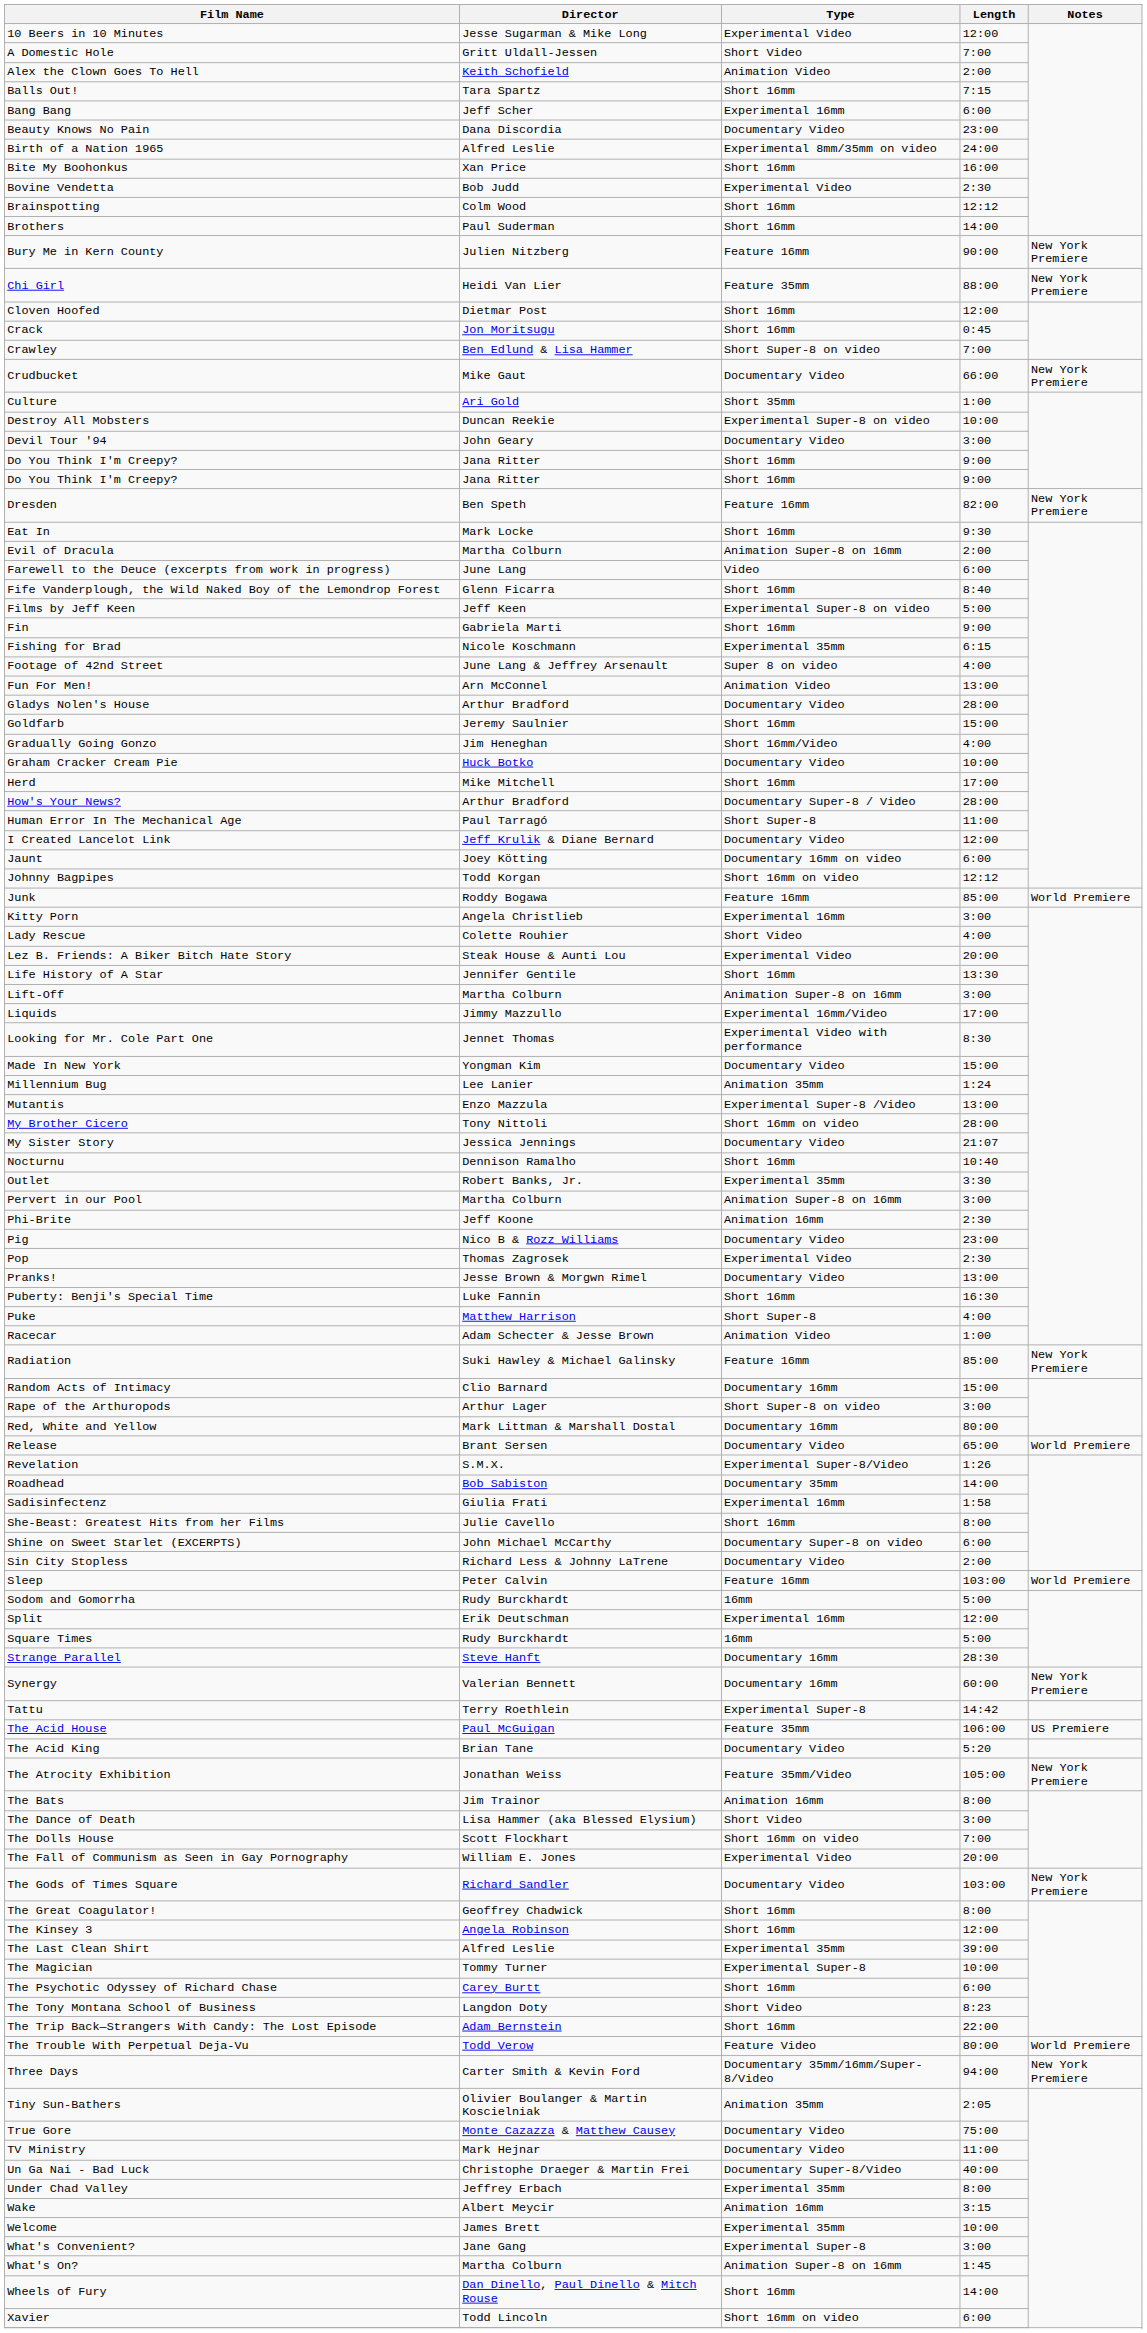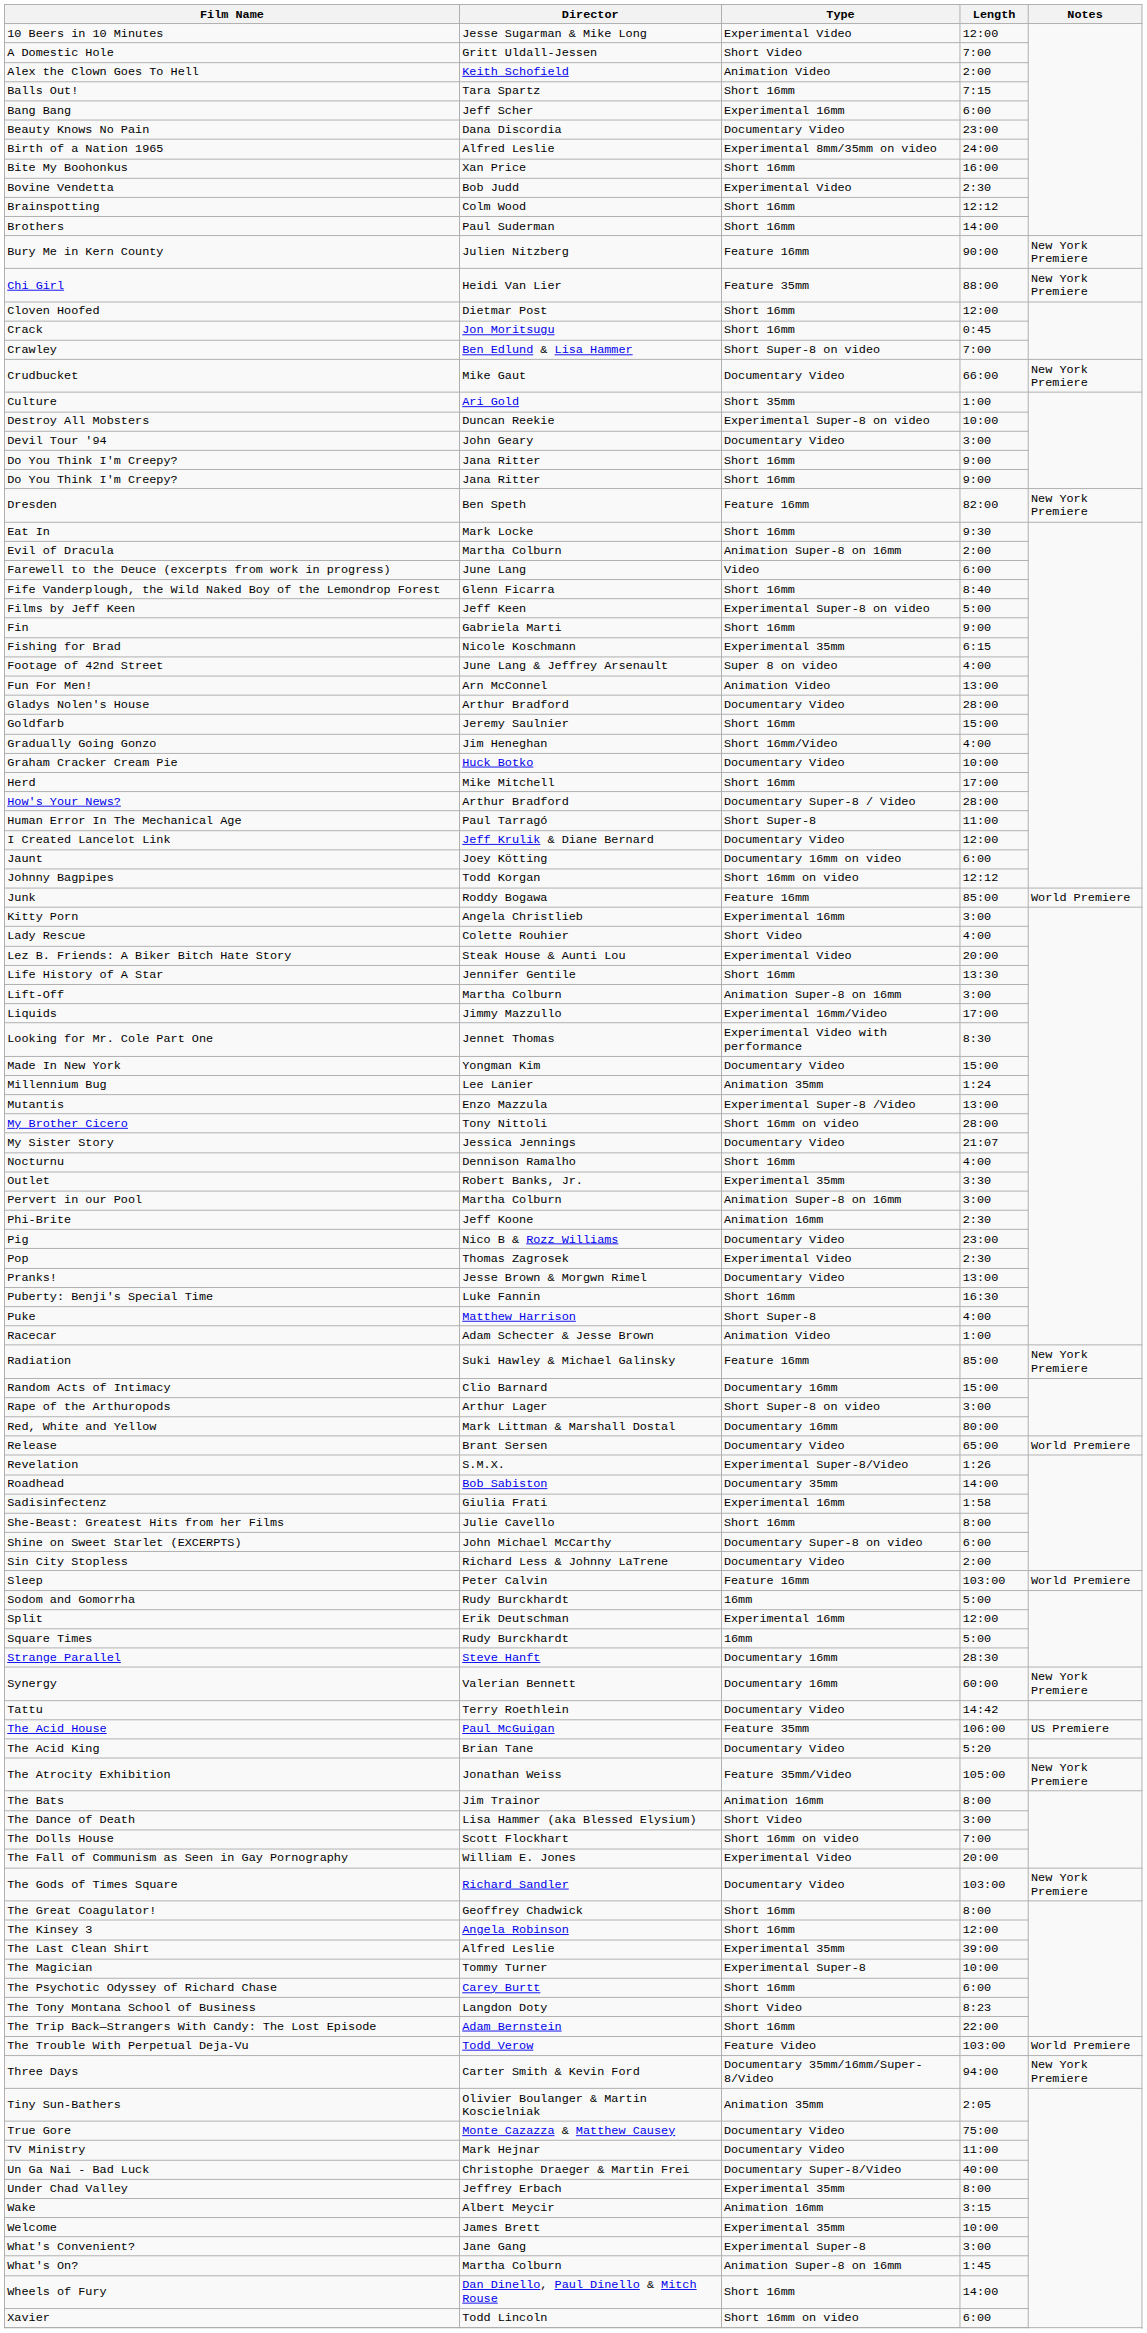(981, 1162) 10:40 -> (977, 1162) 4:00
(795, 1710) Experimental Super-8 -> (784, 1710) Documentary Video
(981, 2046) 80:00 -> (984, 2046) 103:00
